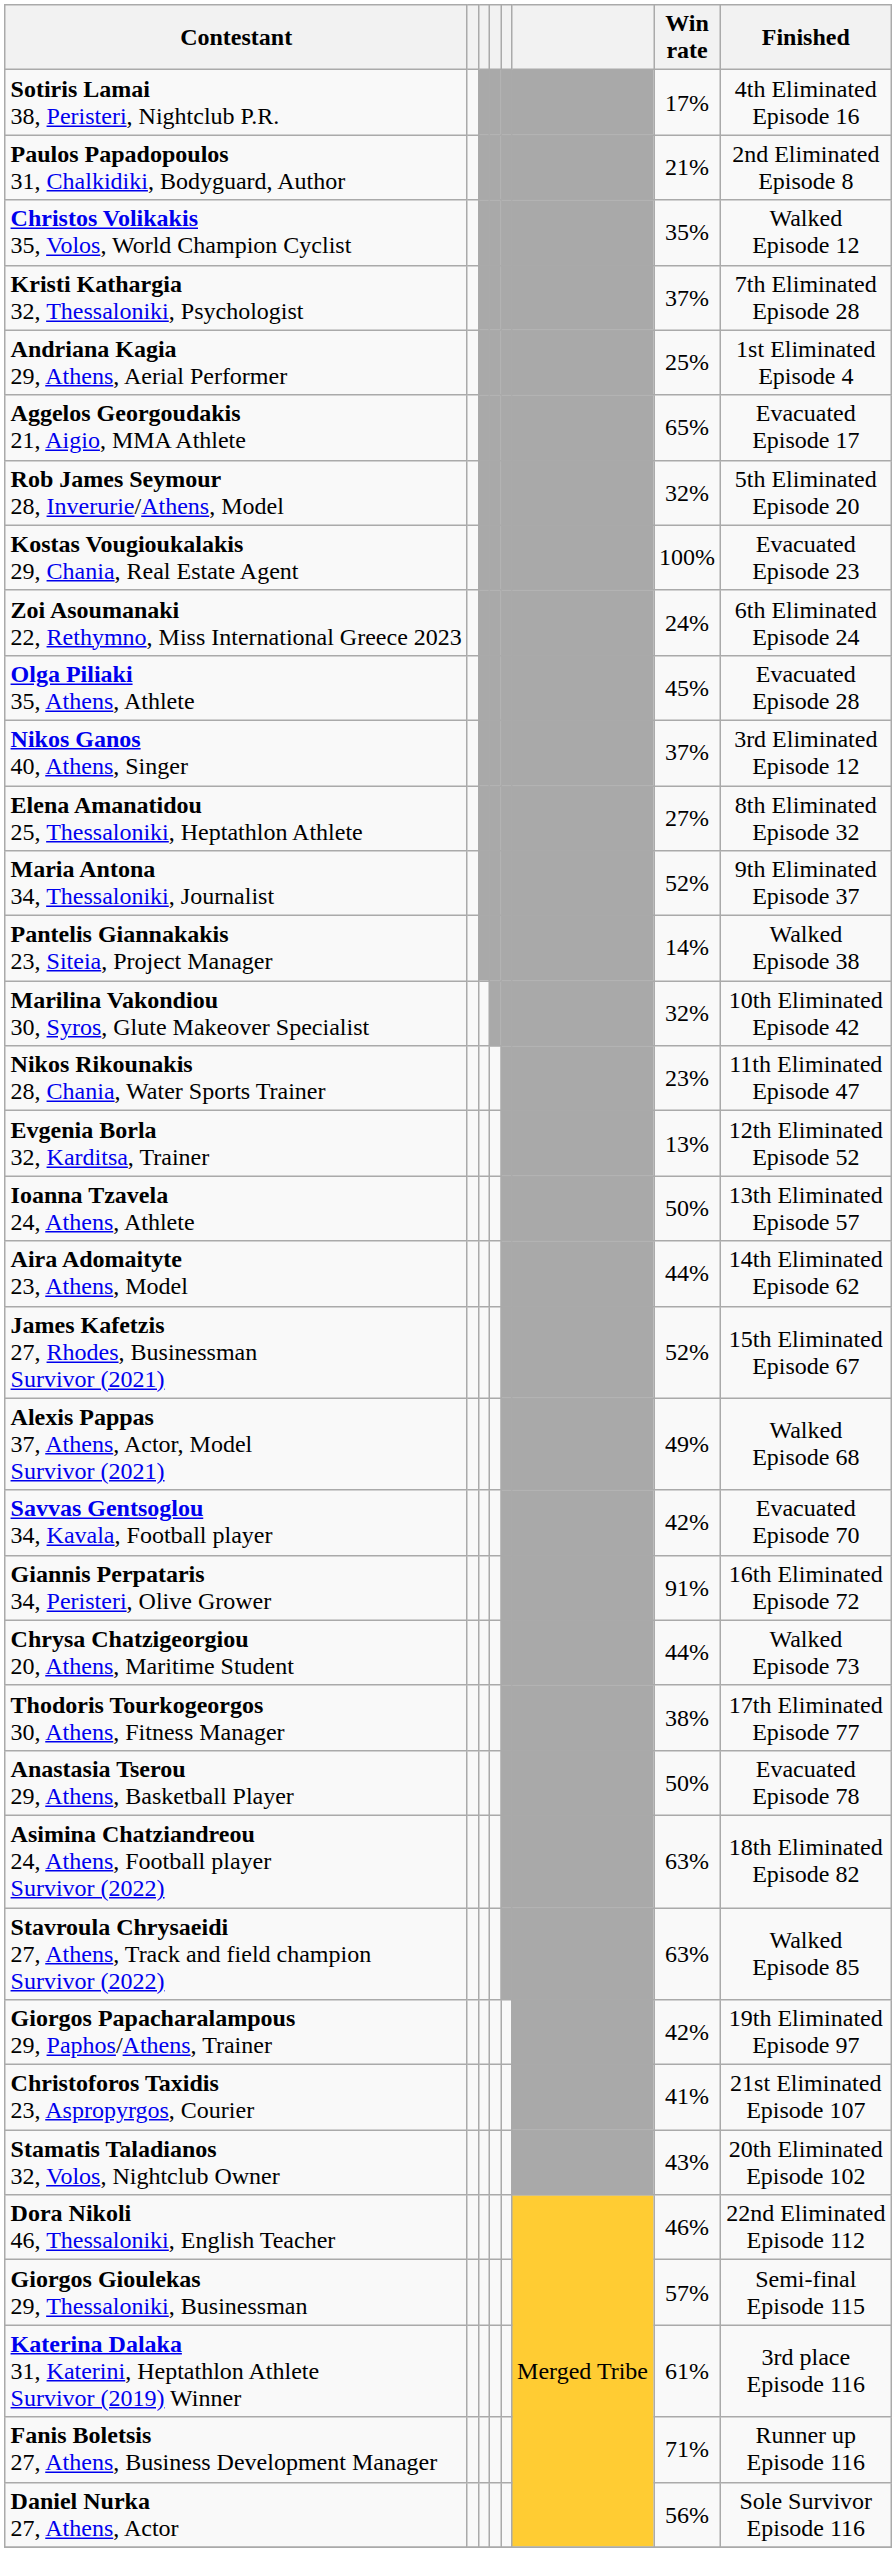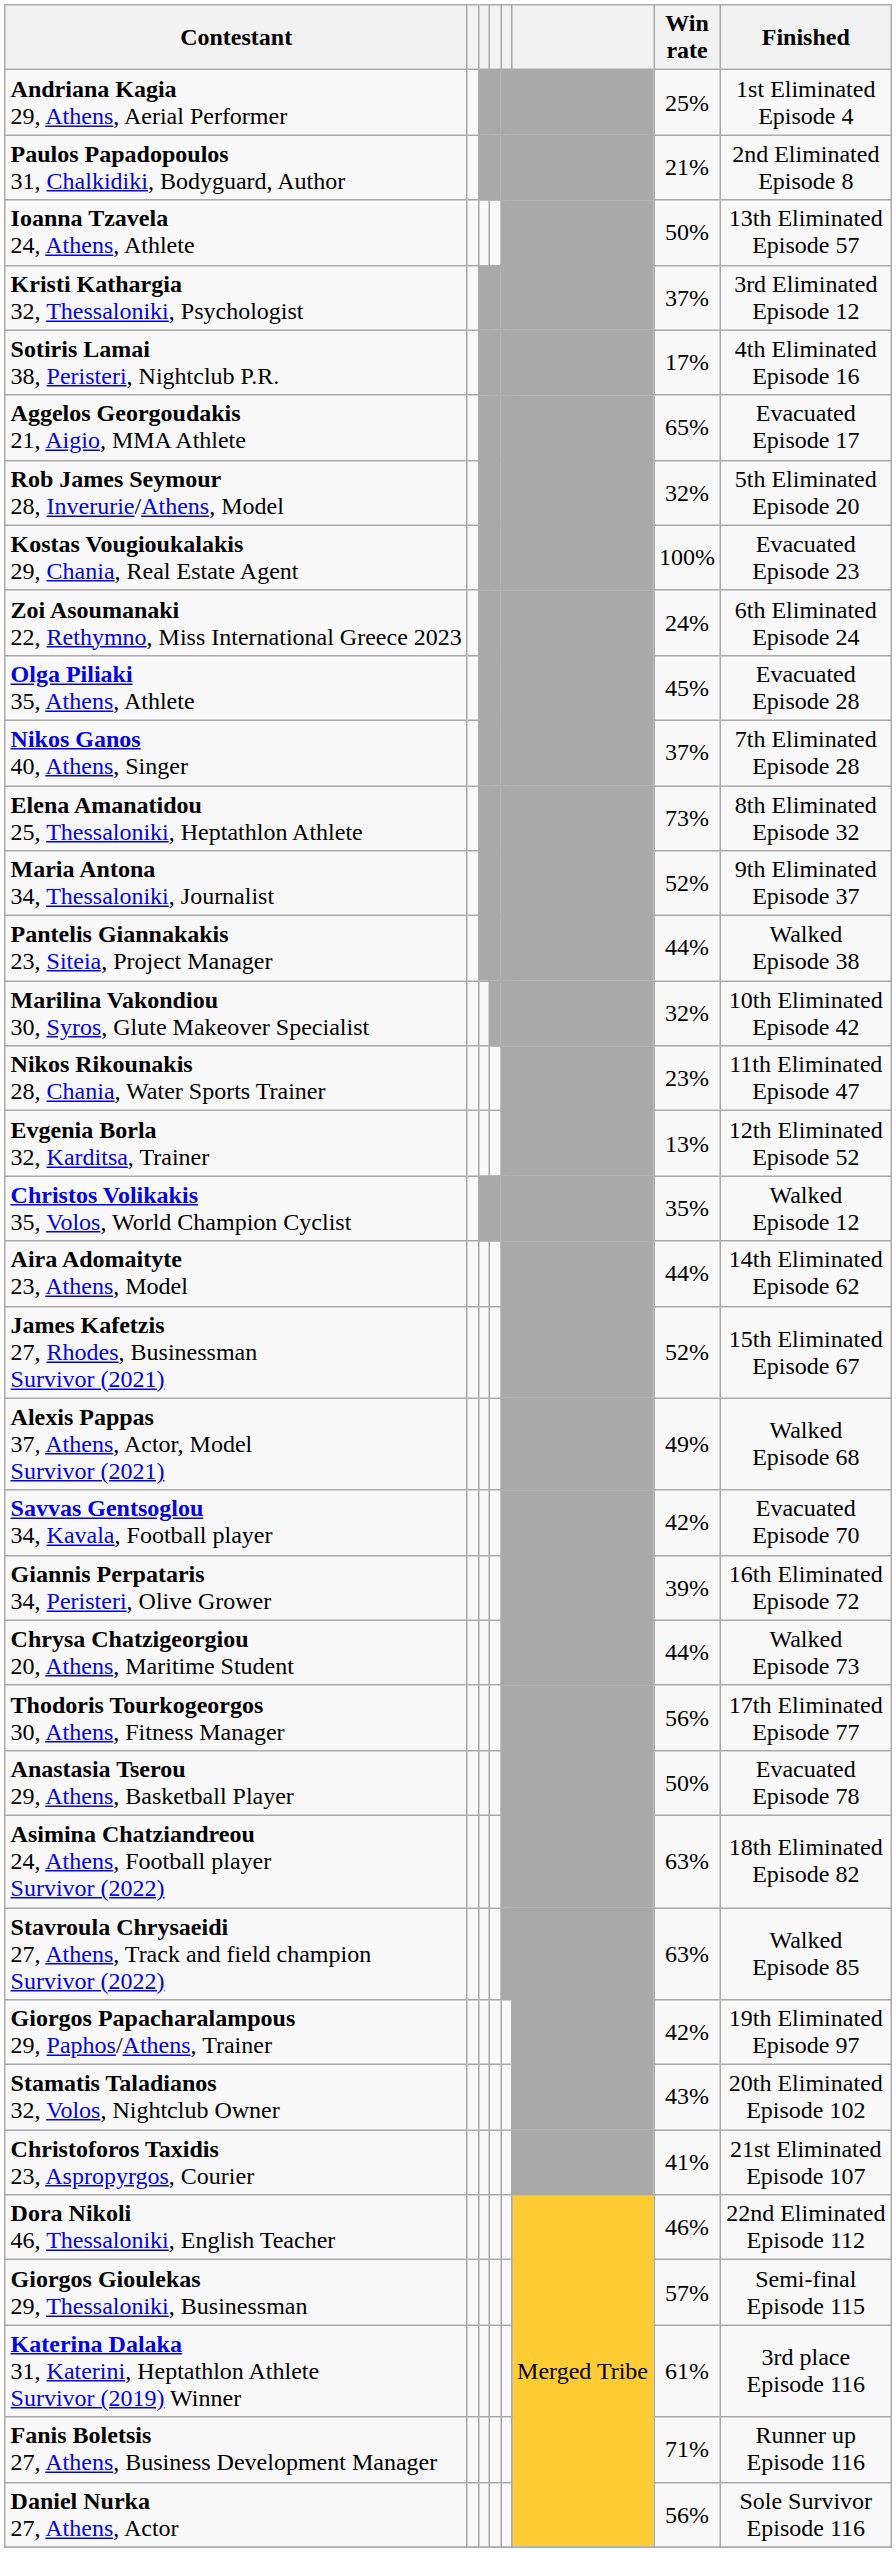rows swapped: (149, 362) <-> (145, 102)
rows swapped: (181, 232) <-> (103, 1208)
(806, 297) 7th Eliminated Episode 28 -> (806, 297) 3rd Eliminated Episode 12
(806, 752) 3rd Eliminated Episode 12 -> (806, 752) 7th Eliminated Episode 28
(687, 817) 27% -> (687, 817) 73%
(687, 947) 14% -> (687, 947) 44%
(687, 1587) 91% -> (687, 1587) 39%
(687, 1717) 38% -> (687, 1717) 56%
rows swapped: (145, 2161) <-> (132, 2096)
